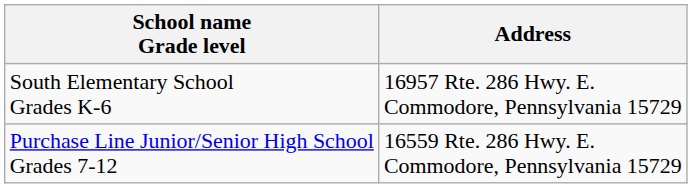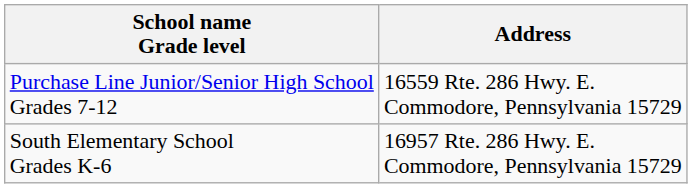rows swapped: (192, 153) <-> (122, 93)
